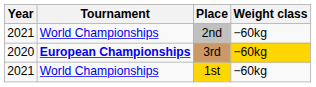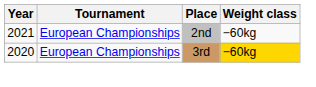(99, 33) World Championships -> (110, 33) European Championships
(115, 52) bold -> (110, 52) normal
- row: (212, 71)
